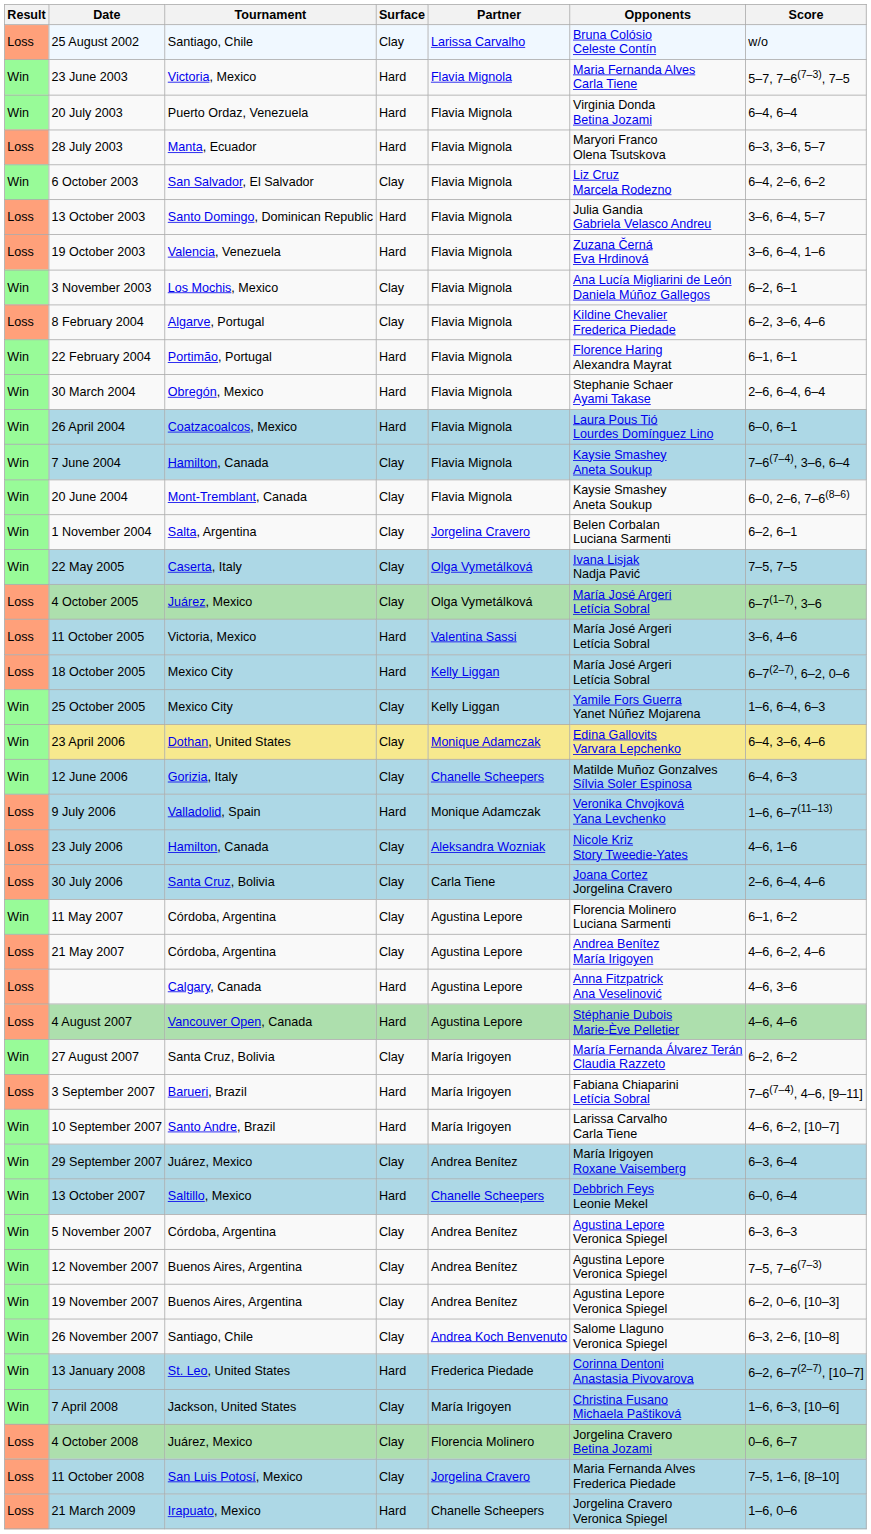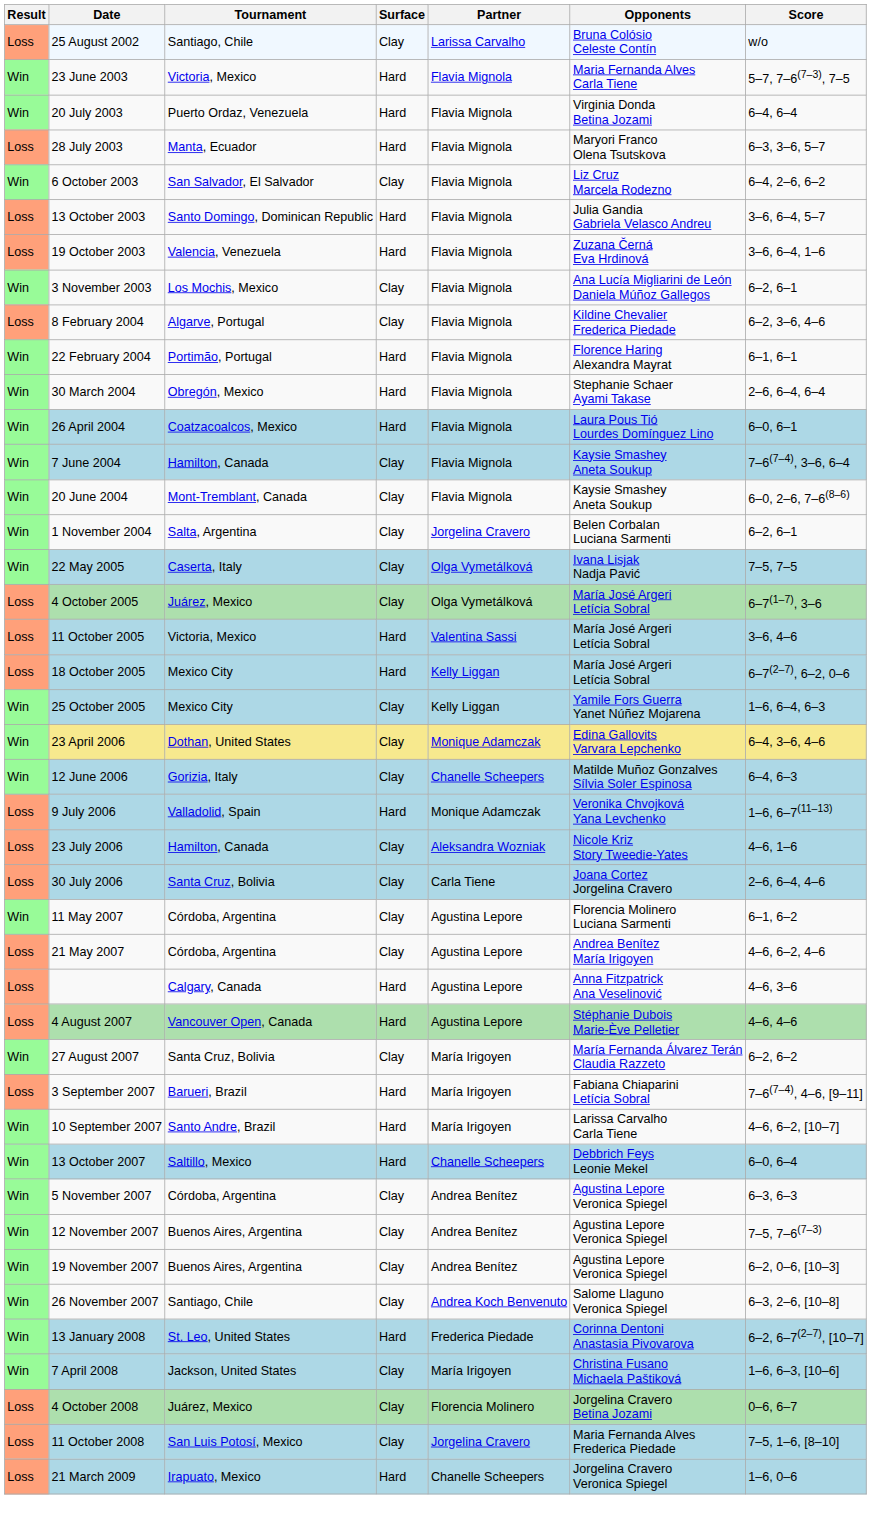- row: (107, 1161)
